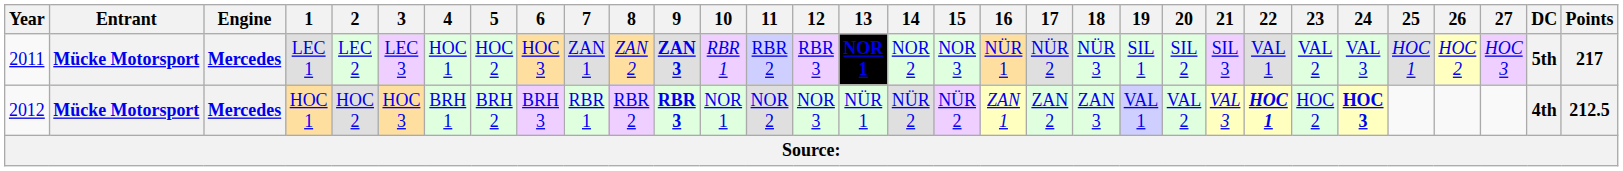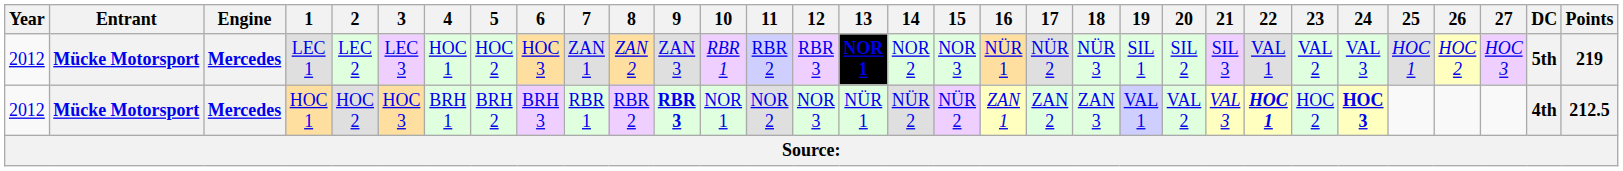(27, 59) 2011 -> (27, 59) 2012
(677, 59) bold -> (677, 59) normal
(1590, 59) 217 -> (1590, 59) 219
